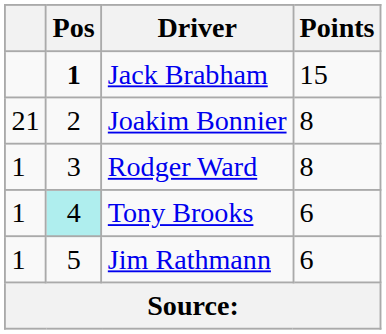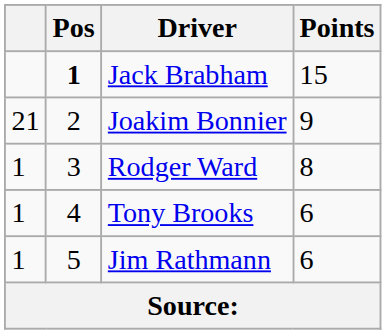(307, 120) 8 -> (307, 120) 9
(74, 213) paleturquoise background -> (74, 213) no background
